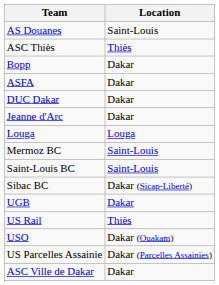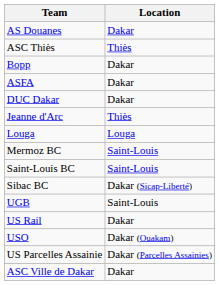(133, 30) Saint-Louis -> (121, 30) Dakar
(121, 116) Dakar -> (119, 116) Thiès
(121, 202) Dakar -> (133, 202) Saint-Louis
(119, 220) Thiès -> (121, 220) Dakar
